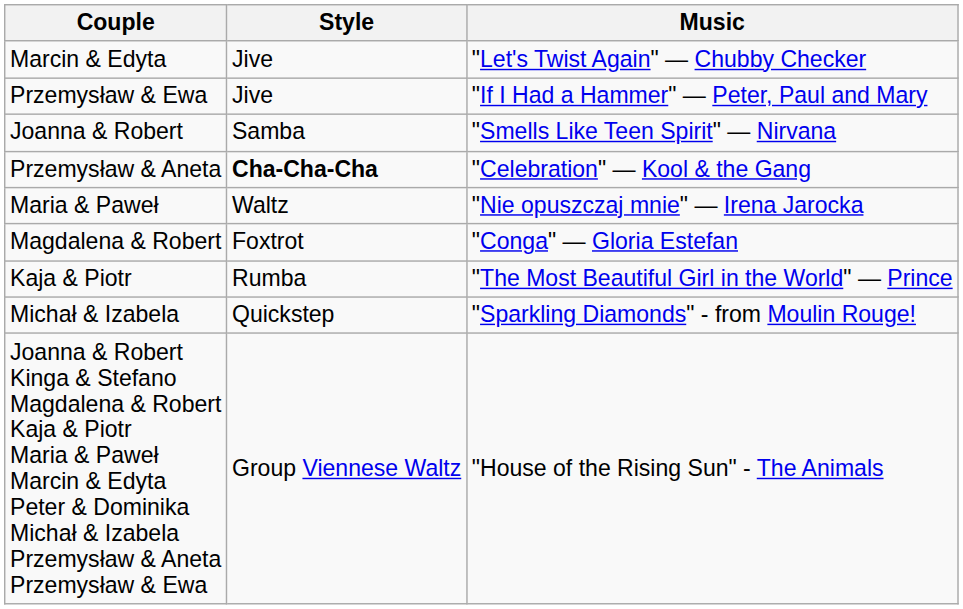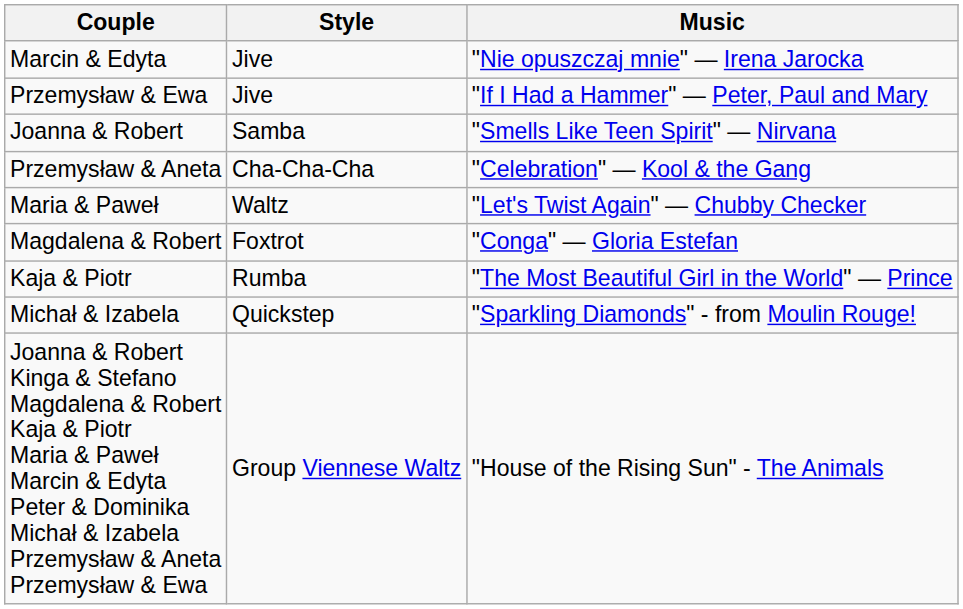(669, 59) "Let's Twist Again" — Chubby Checker -> (668, 59) "Nie opuszczaj mnie" — Irena Jarocka
(305, 168) bold -> (303, 168) normal
(668, 205) "Nie opuszczaj mnie" — Irena Jarocka -> (669, 205) "Let's Twist Again" — Chubby Checker
